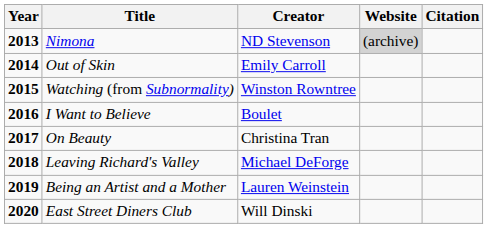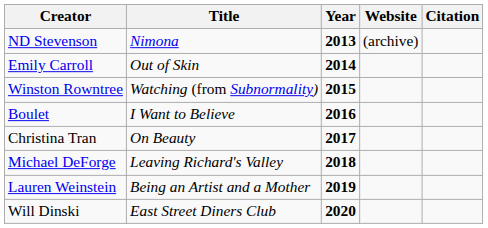columns swapped: (23, 16) <-> (298, 16)
(391, 41) lightgrey background -> (391, 41) no background
